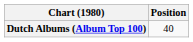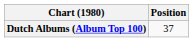(168, 28) 40 -> (168, 28) 37
